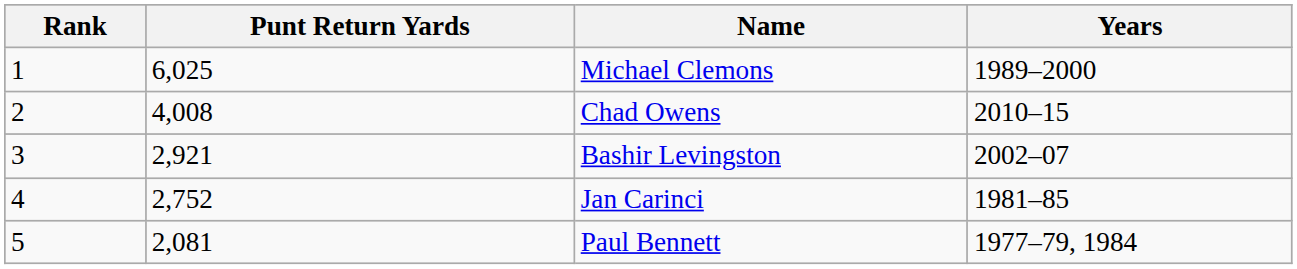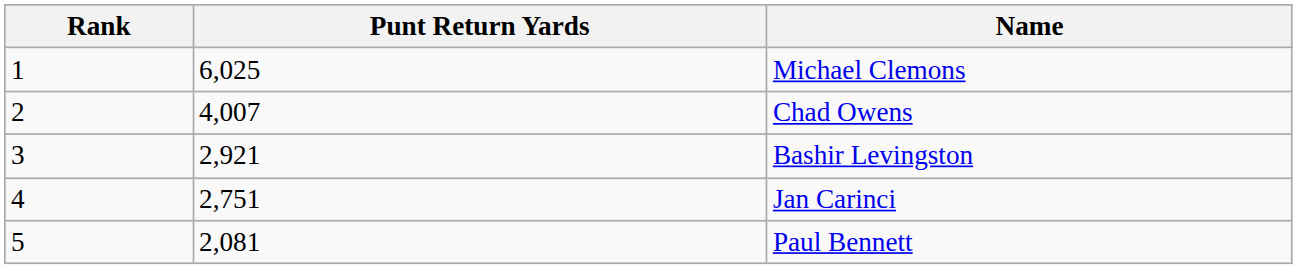- column: (1130, 26)
(182, 112) 4,008 -> (230, 112) 4,007
(182, 198) 2,752 -> (230, 198) 2,751
